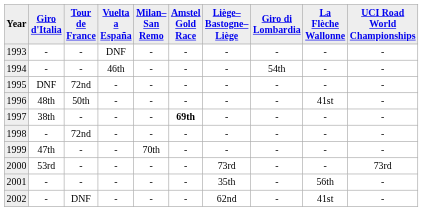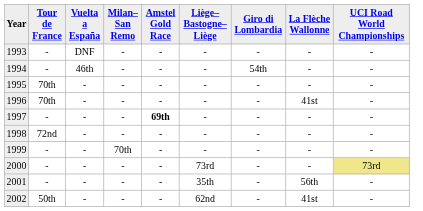- column: (46, 24)
(81, 84) 72nd -> (47, 84) 70th
(81, 101) 50th -> (47, 101) 70th
(383, 166) no background -> (371, 166) khaki background
(81, 198) DNF -> (47, 198) 50th
